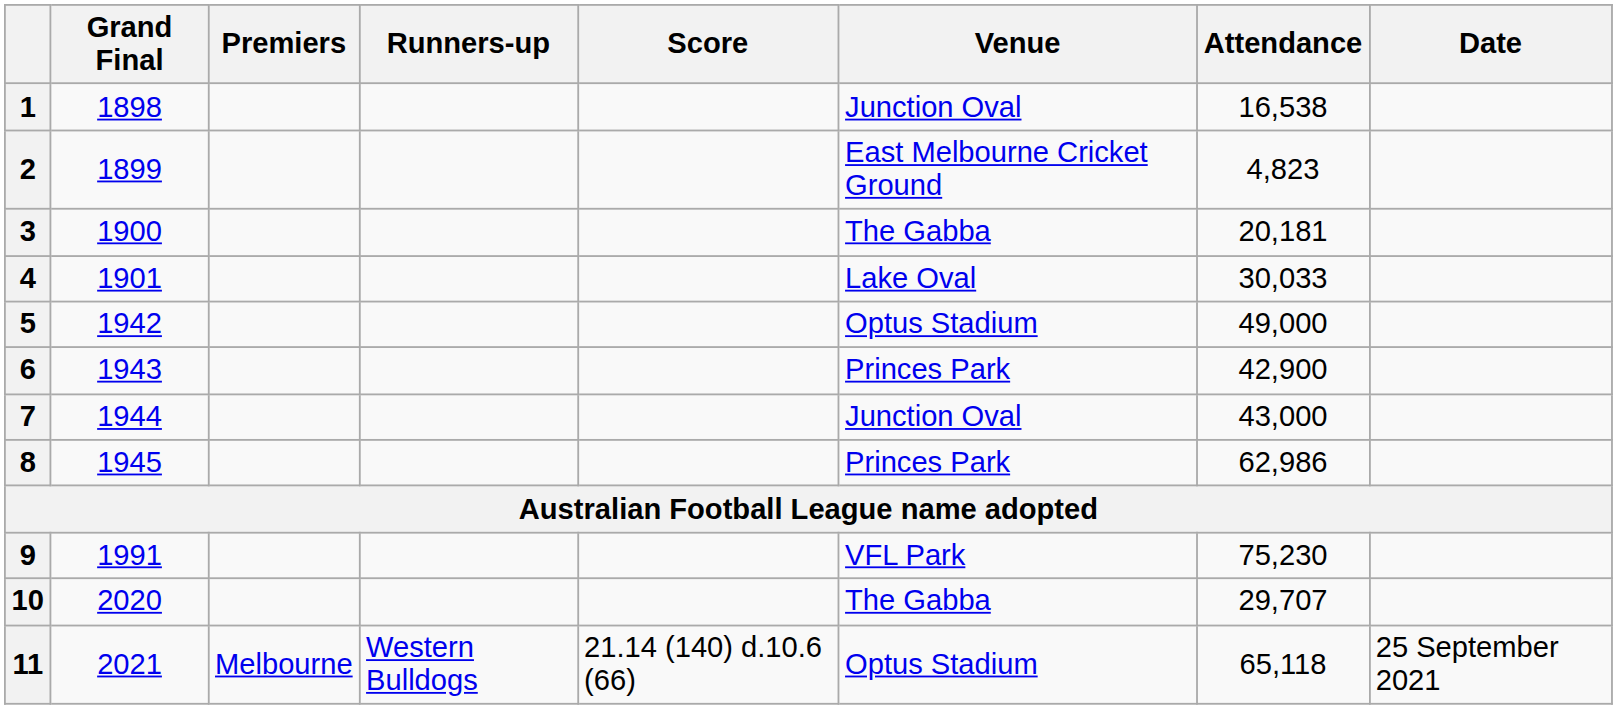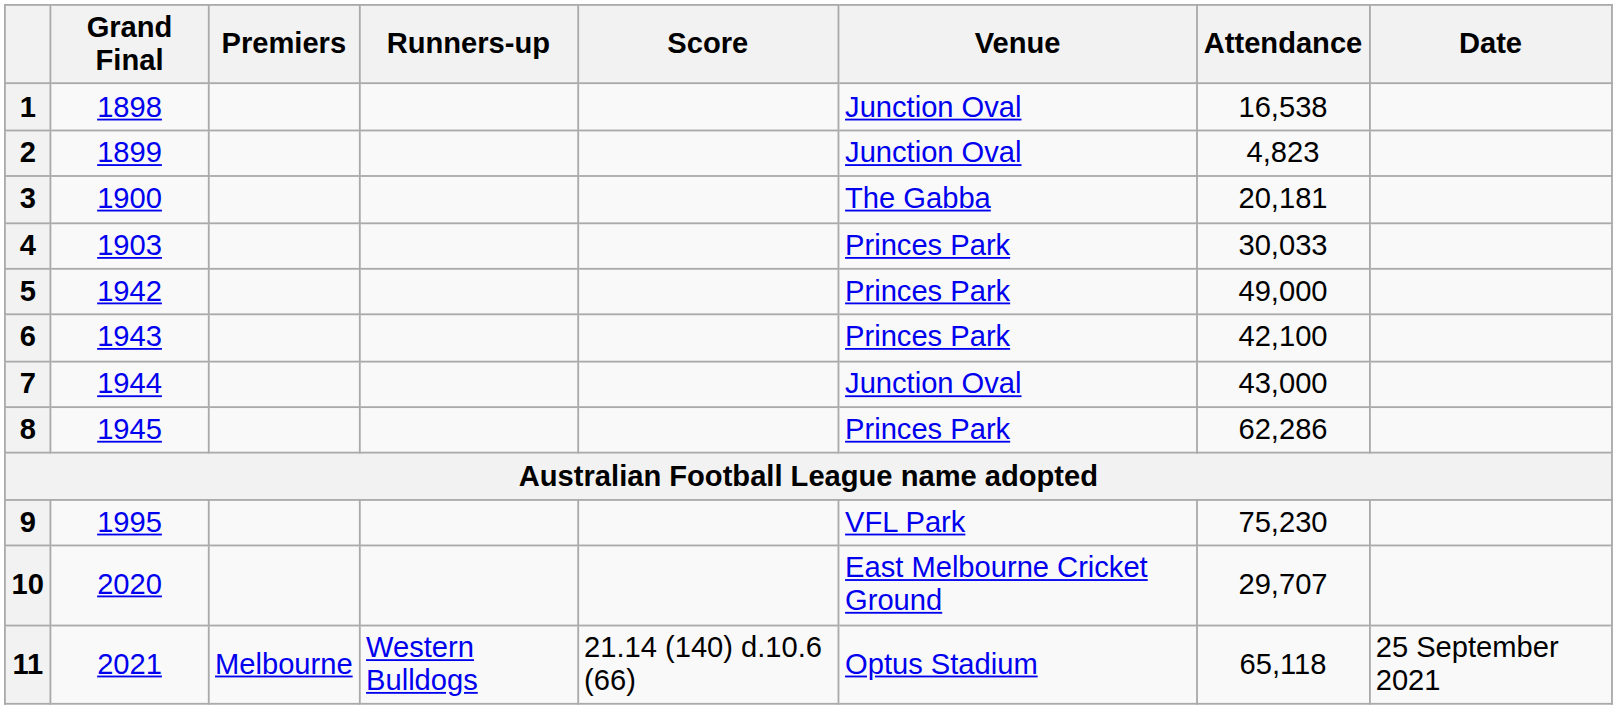(996, 169) East Melbourne Cricket Ground -> (933, 152) Junction Oval
(130, 277) 1901 -> (130, 245) 1903
(911, 277) Lake Oval -> (928, 245) Princes Park
(941, 324) Optus Stadium -> (928, 291) Princes Park
(1283, 370) 42,900 -> (1283, 337) 42,100
(1283, 462) 62,986 -> (1283, 429) 62,286
(130, 554) 1991 -> (130, 522) 1995
(918, 601) The Gabba -> (996, 584) East Melbourne Cricket Ground
